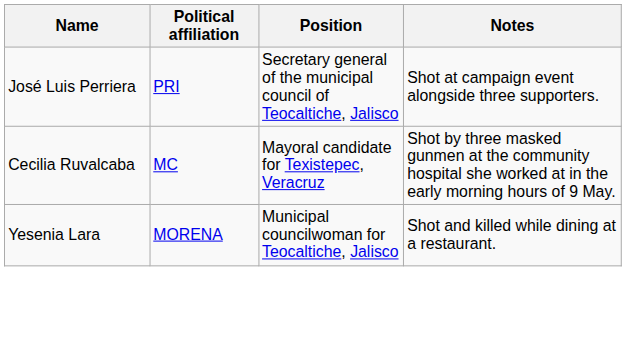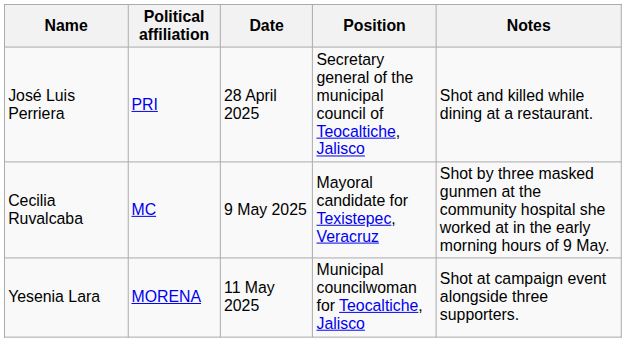+ column: (267, 25)
(503, 86) Shot at campaign event alongside three supporters. -> (516, 104) Shot and killed while dining at a restaurant.
(512, 234) Shot and killed while dining at a restaurant. -> (523, 297) Shot at campaign event alongside three supporters.
